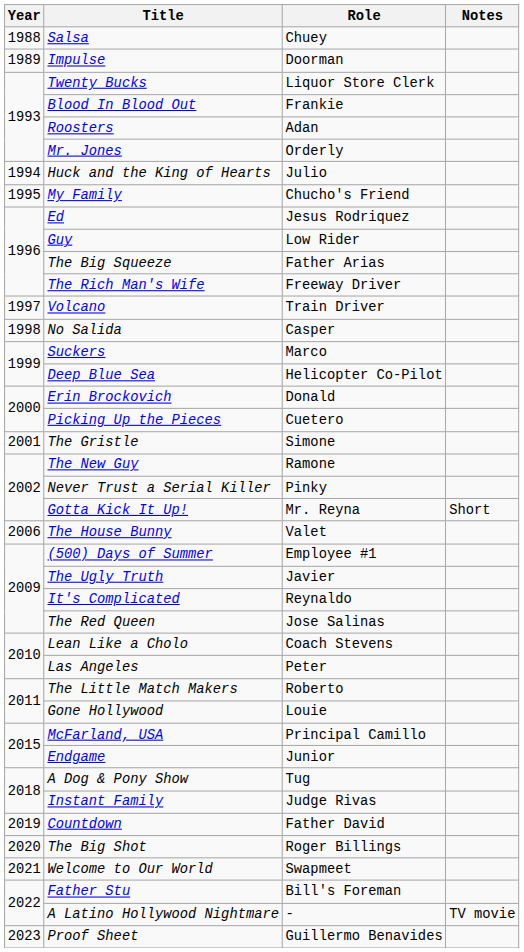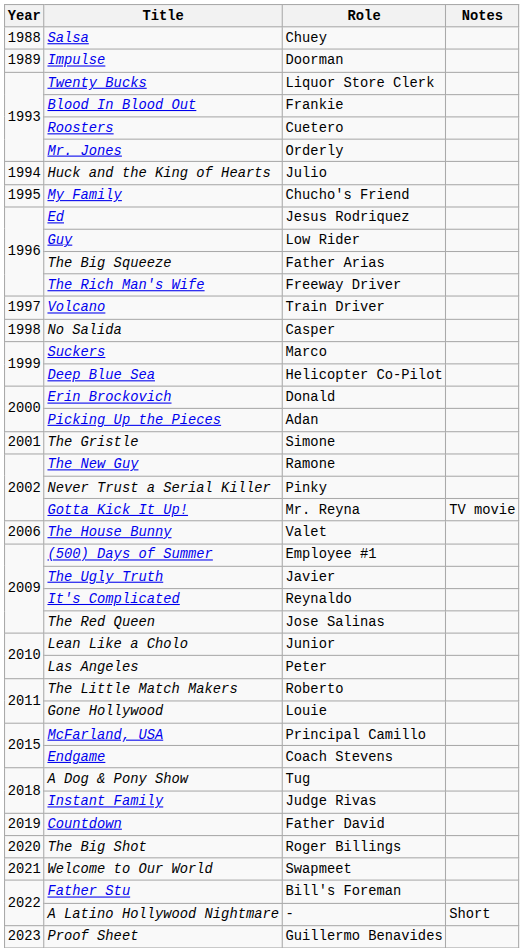(302, 128) Adan -> (315, 128) Cuetero
(315, 420) Cuetero -> (302, 420) Adan
(470, 510) Short -> (482, 510) TV movie
(339, 645) Coach Stevens -> (310, 645) Junior
(310, 757) Junior -> (339, 757) Coach Stevens
(482, 914) TV movie -> (470, 914) Short
